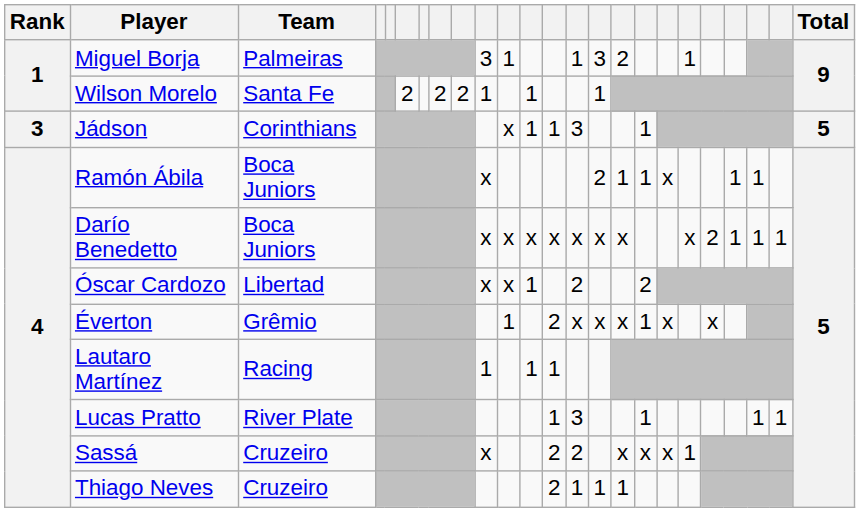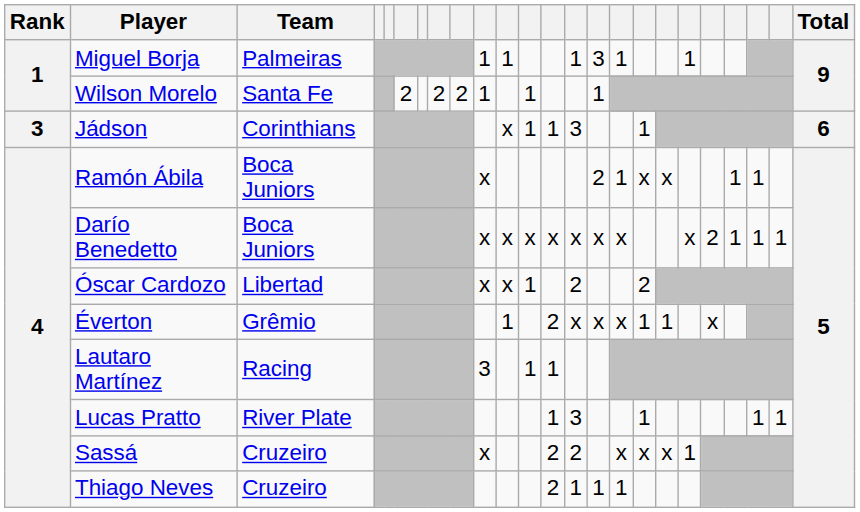(486, 57) 3 -> (485, 57) 1
(623, 57) 2 -> (621, 57) 1
(823, 128) 5 -> (823, 128) 6
(645, 176) 1 -> (644, 176) x
(668, 321) x -> (667, 321) 1
(486, 369) 1 -> (485, 369) 3
